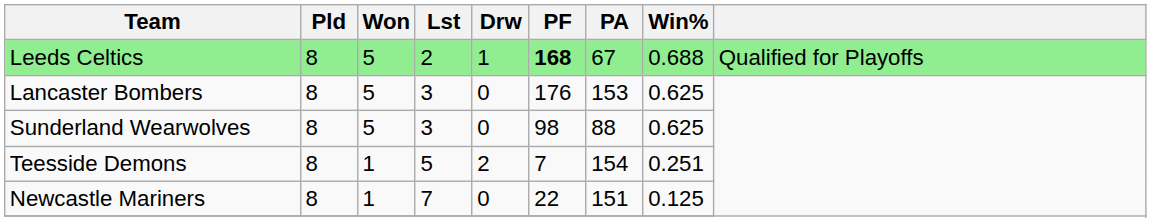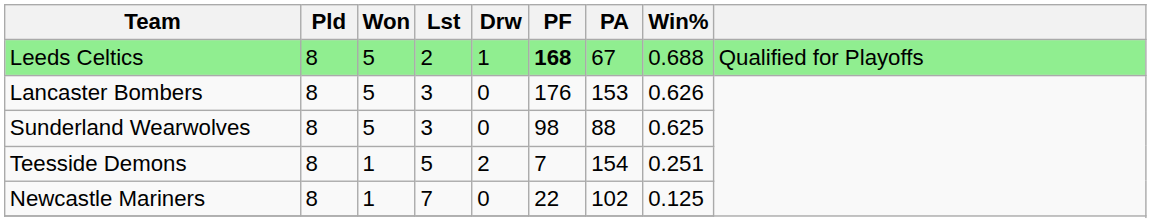(676, 92) 0.625 -> (676, 92) 0.626
(610, 198) 151 -> (610, 198) 102
